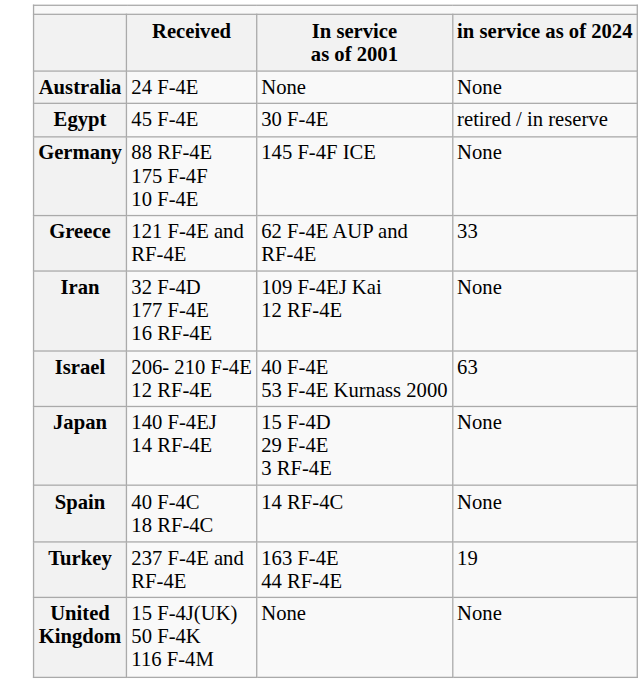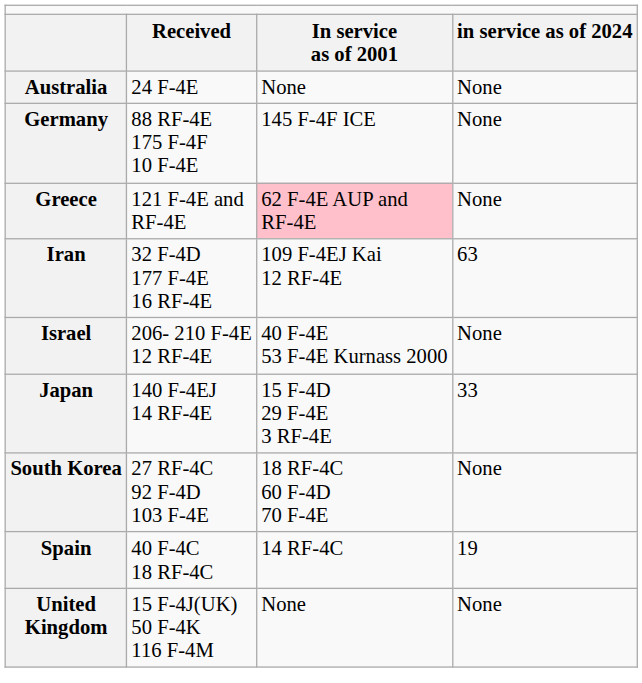- row: (80, 119)
(335, 243) no background -> (335, 210) pink background
(467, 231) 33 -> (479, 198) None
(479, 287) None -> (467, 254) 63
(467, 366) 63 -> (479, 334) None
(479, 422) None -> (467, 389) 33
+ row: (66, 469)
(479, 501) None -> (467, 548) 19
- row: (80, 557)
